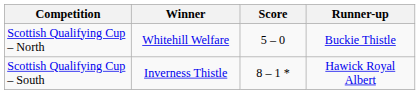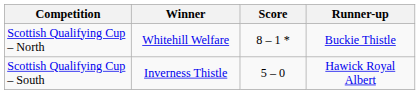(273, 40) 5 – 0 -> (273, 40) 8 – 1 *
(273, 73) 8 – 1 * -> (273, 73) 5 – 0
